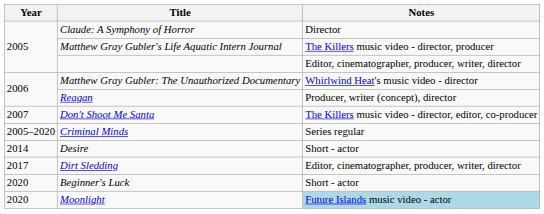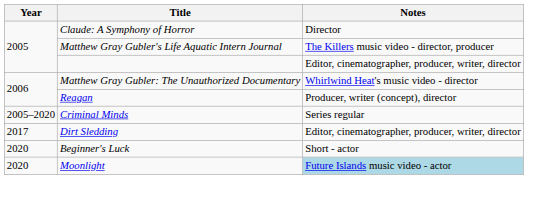- row: (107, 115)
- row: (74, 149)
